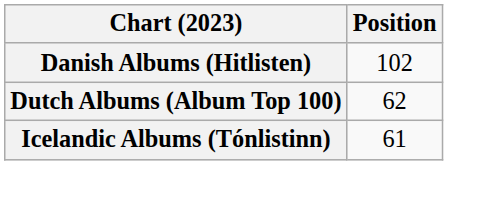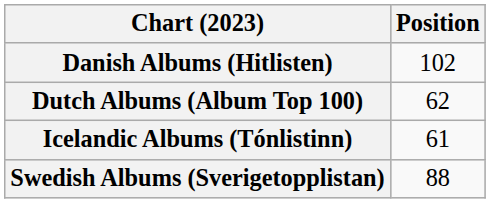+ row: (198, 178)
